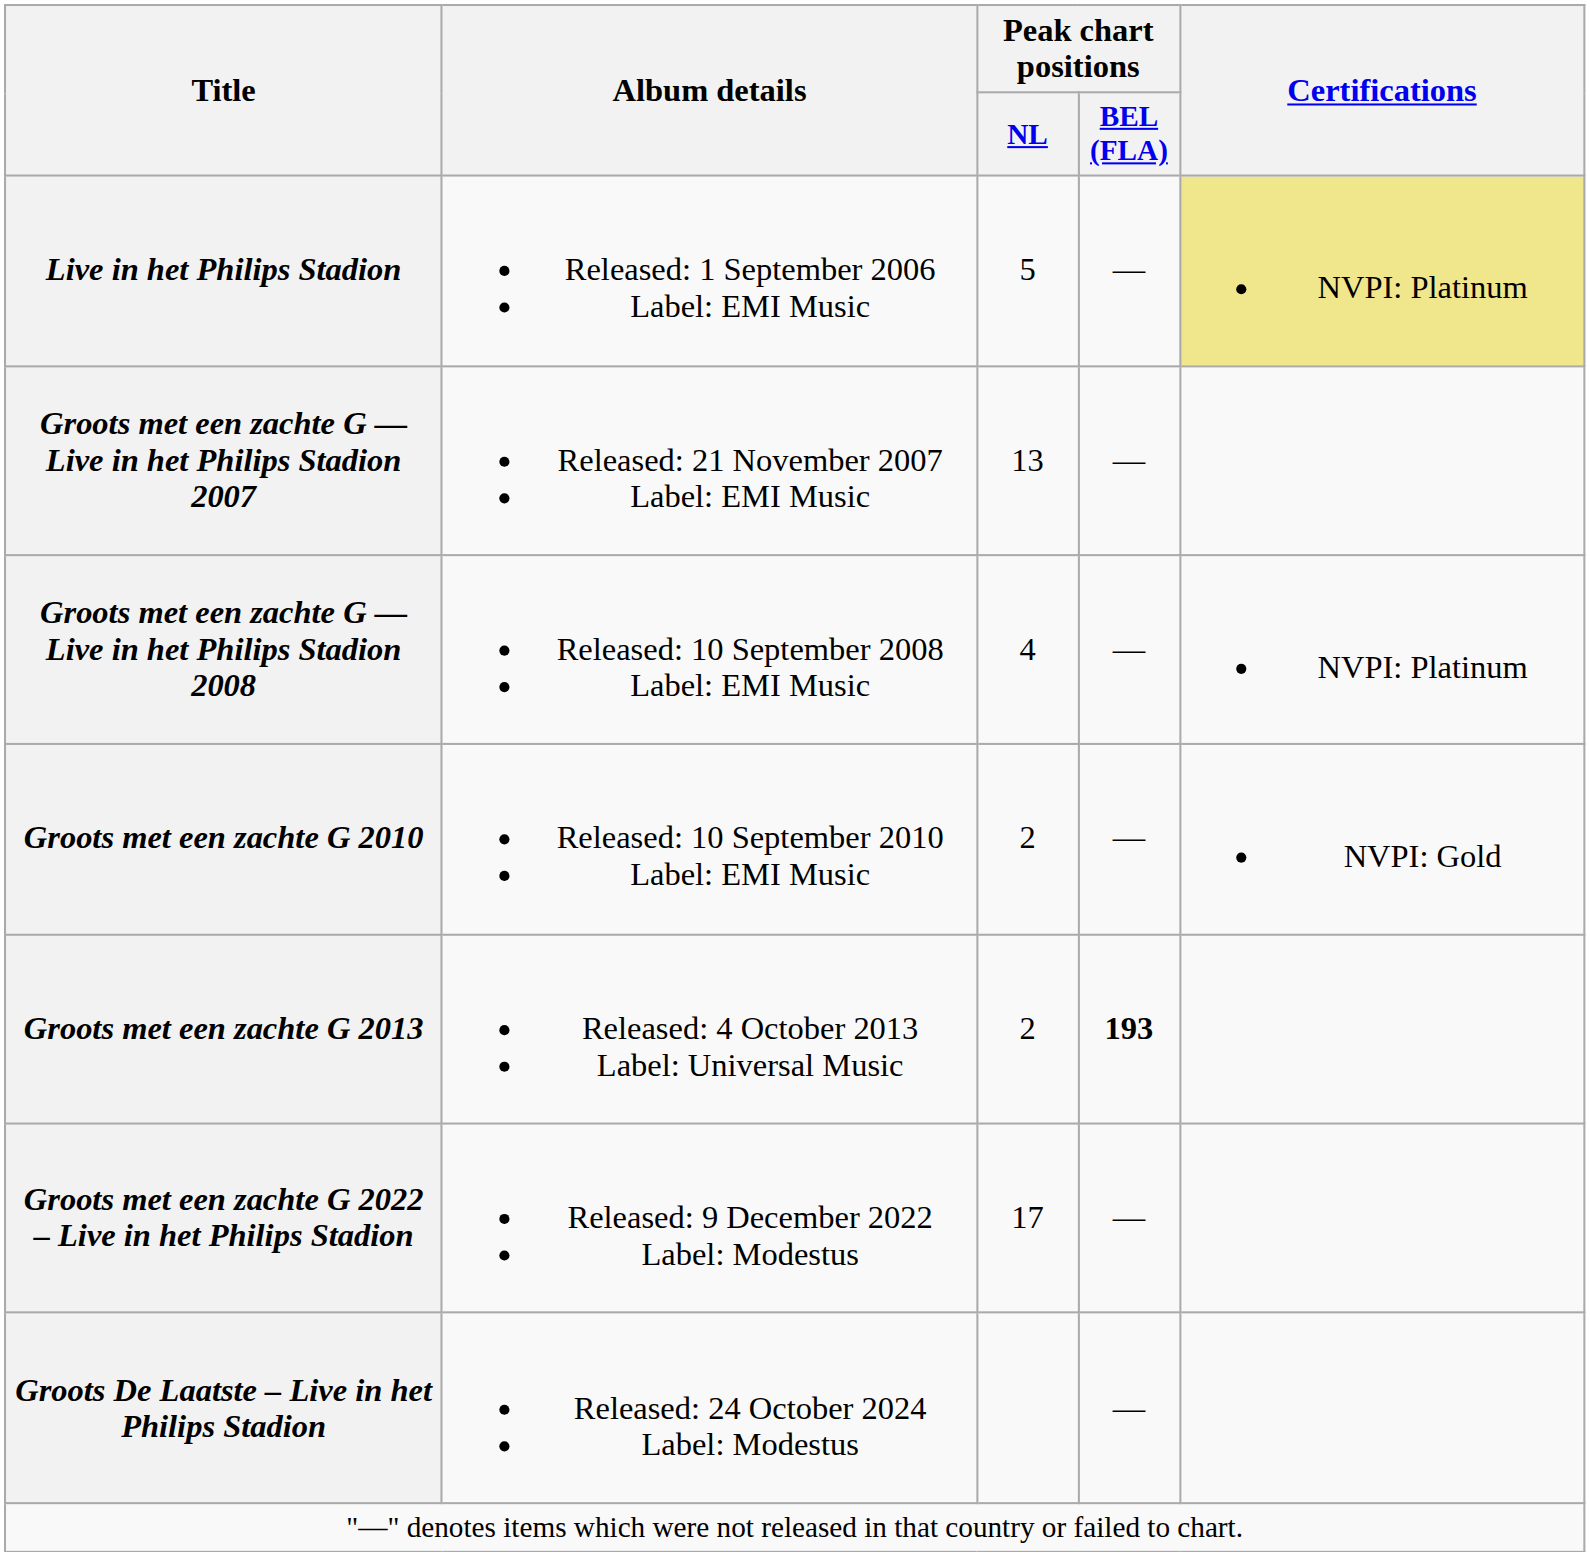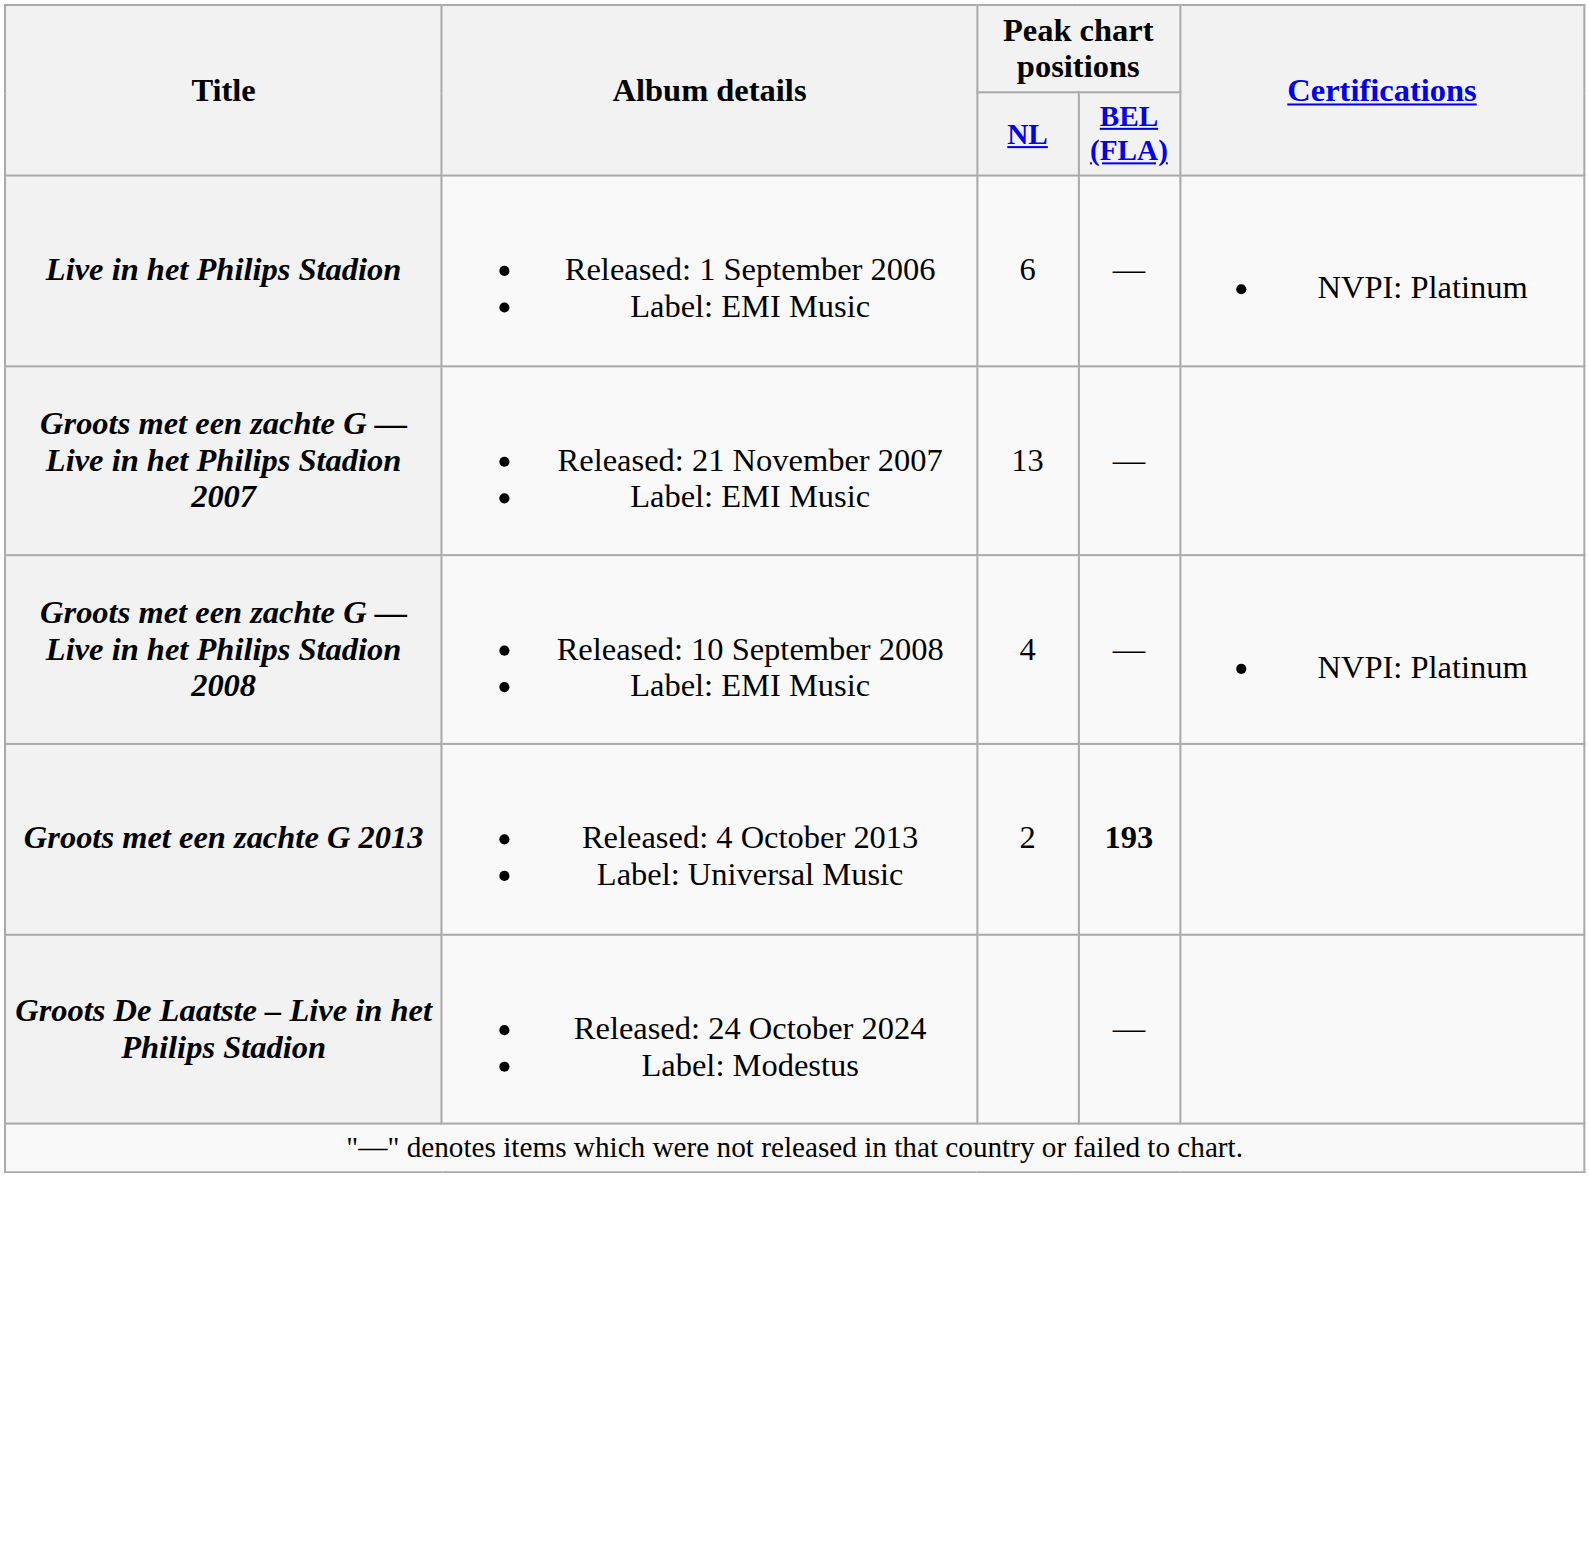(1028, 270) 5 -> (1028, 270) 6
(1382, 289) khaki background -> (1382, 289) no background
- row: (224, 838)
- row: (224, 1217)
